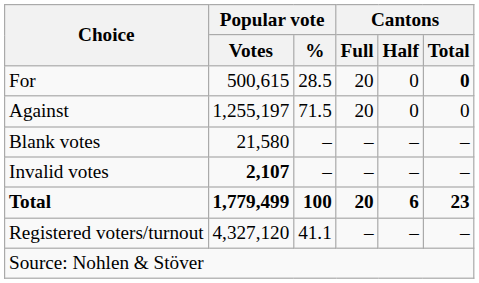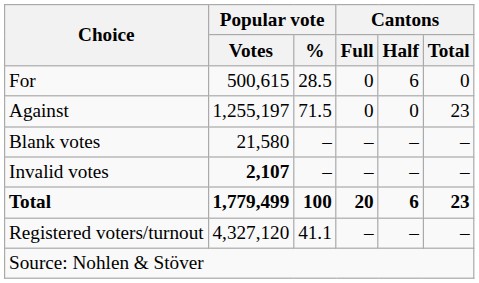(364, 80) 20 -> (369, 80) 0
(414, 80) 0 -> (414, 80) 6
(465, 80) bold -> (465, 80) normal
(364, 111) 20 -> (369, 111) 0
(465, 111) 0 -> (460, 111) 23
